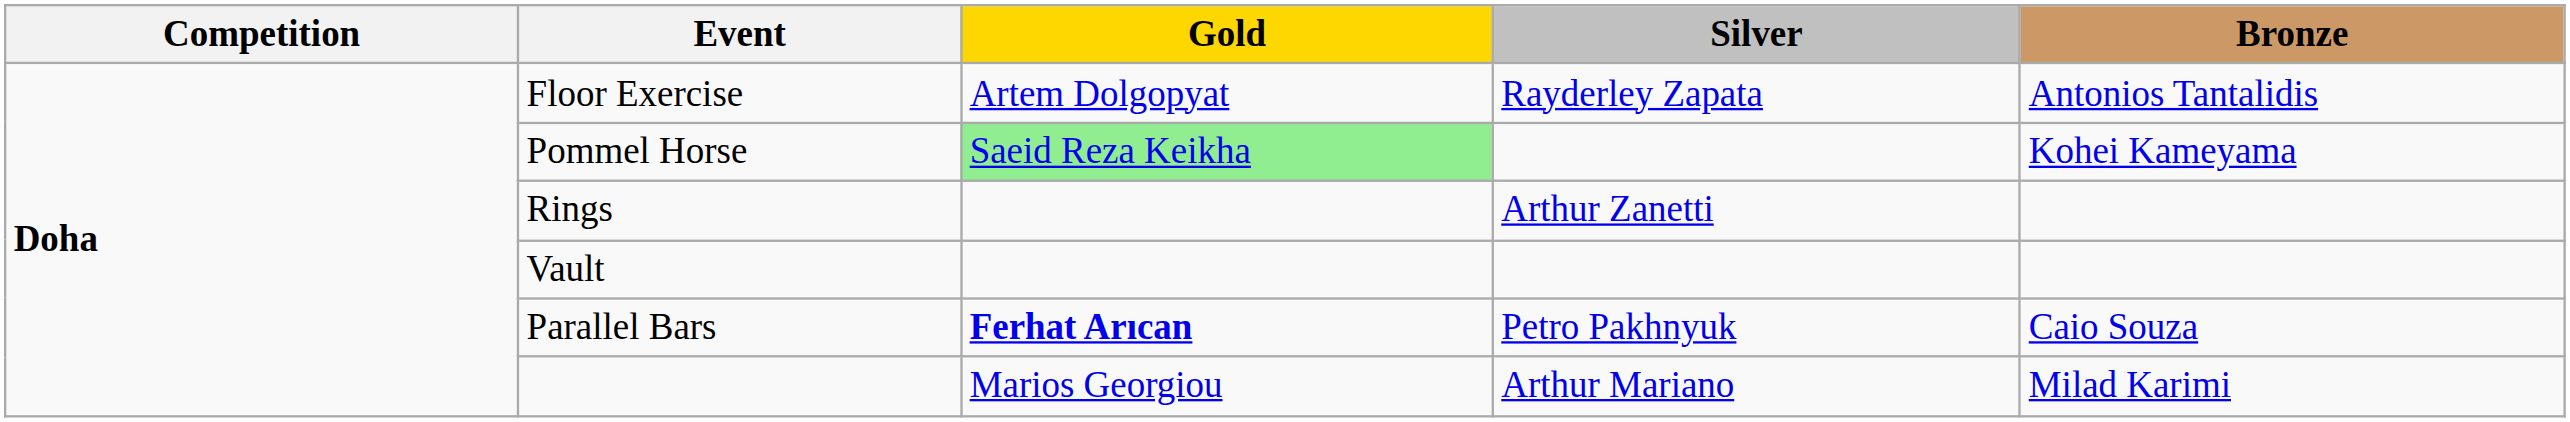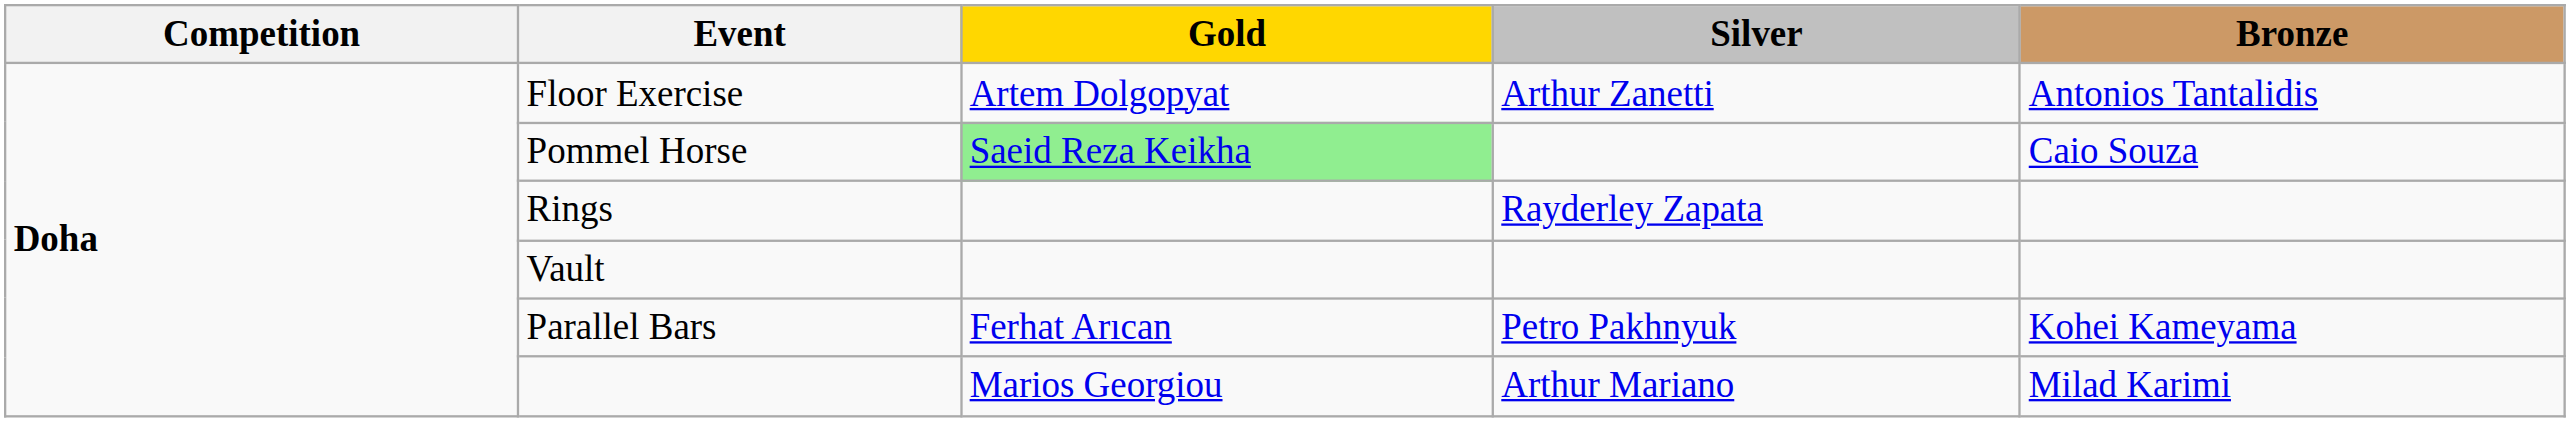(1632, 92) Rayderley Zapata -> (1608, 92) Arthur Zanetti
(2163, 151) Kohei Kameyama -> (2113, 151) Caio Souza
(1608, 209) Arthur Zanetti -> (1632, 209) Rayderley Zapata
(1081, 326) bold -> (1071, 326) normal
(2113, 326) Caio Souza -> (2163, 326) Kohei Kameyama
